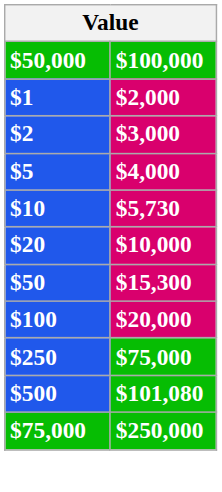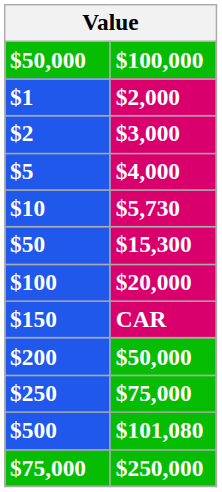- row: (28, 245)
+ row: (33, 319)
+ row: (33, 356)
